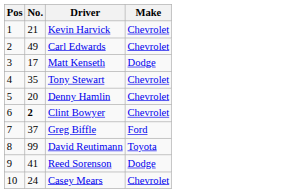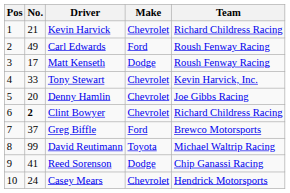+ column: (228, 12)
(148, 46) Chevrolet -> (138, 46) Ford
(33, 79) 35 -> (33, 79) 33
